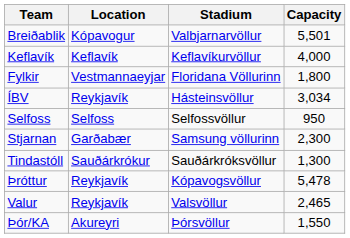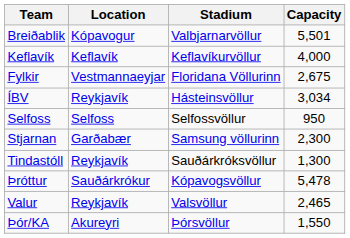(314, 77) 1,800 -> (314, 77) 2,675
(110, 160) Sauðárkrókur -> (100, 160) Reykjavík
(100, 181) Reykjavík -> (110, 181) Sauðárkrókur
